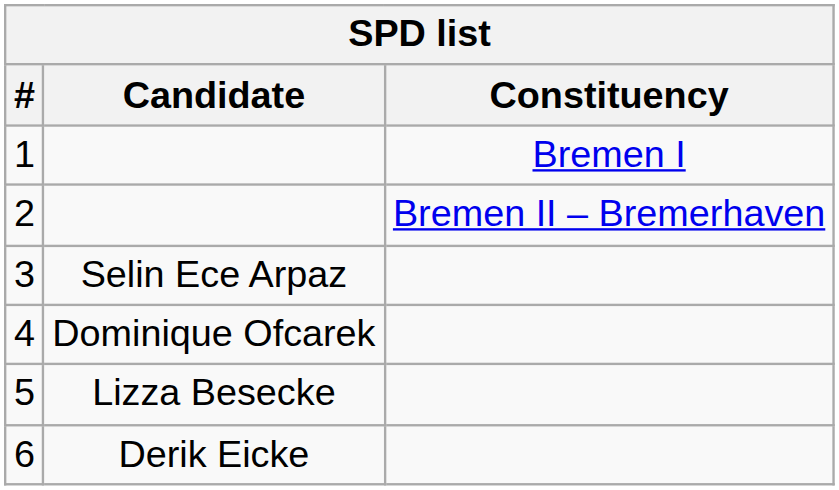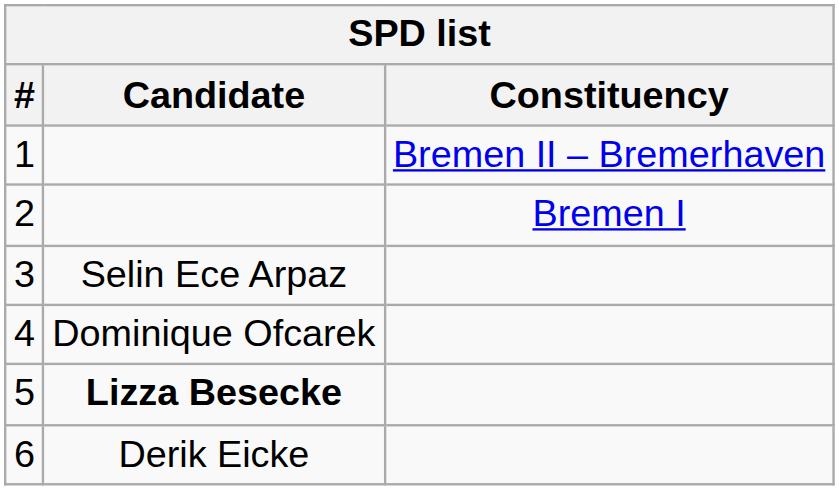(609, 154) Bremen I -> (609, 154) Bremen II – Bremerhaven
(609, 214) Bremen II – Bremerhaven -> (609, 214) Bremen I
(214, 393) normal -> (214, 393) bold
